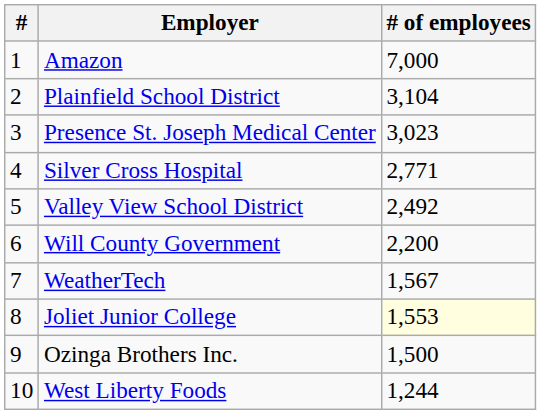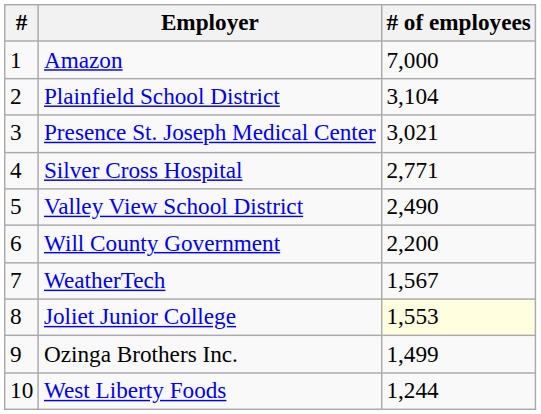(413, 133) 3,023 -> (413, 133) 3,021
(413, 206) 2,492 -> (413, 206) 2,490
(413, 354) 1,500 -> (413, 354) 1,499
